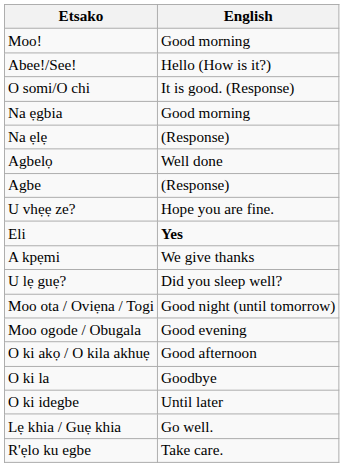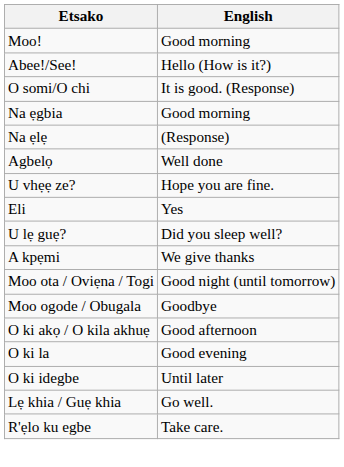- row: (24, 185)
(172, 233) bold -> (172, 209) normal
rows swapped: (37, 281) <-> (34, 257)
(204, 329) Good evening -> (189, 305) Goodbye
(189, 378) Goodbye -> (204, 354) Good evening
